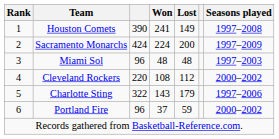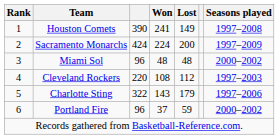(239, 61) 1997–2003 -> (239, 61) 2000–2002
(239, 77) 2000–2002 -> (239, 77) 1997–2003
